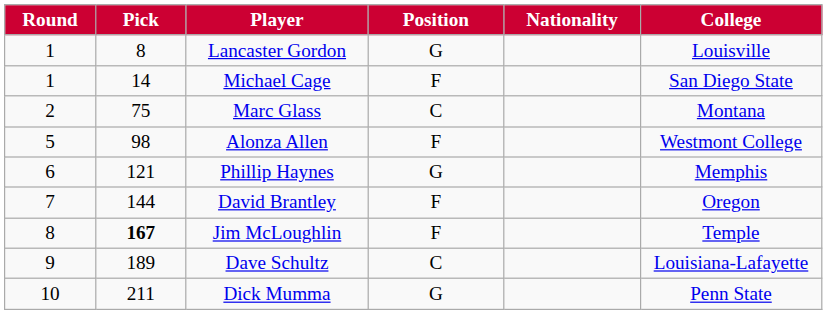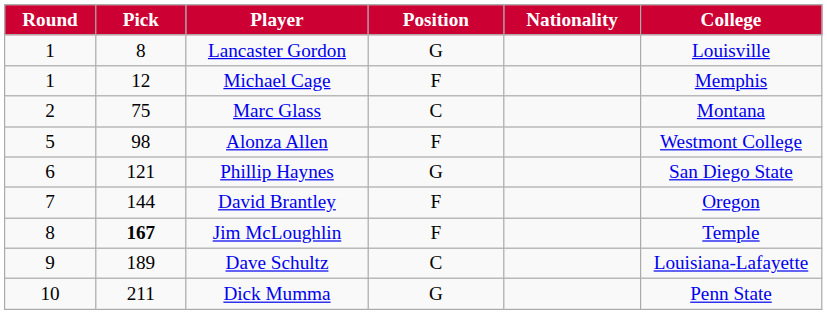(141, 80) 14 -> (141, 80) 12
(731, 80) San Diego State -> (731, 80) Memphis
(731, 171) Memphis -> (731, 171) San Diego State
